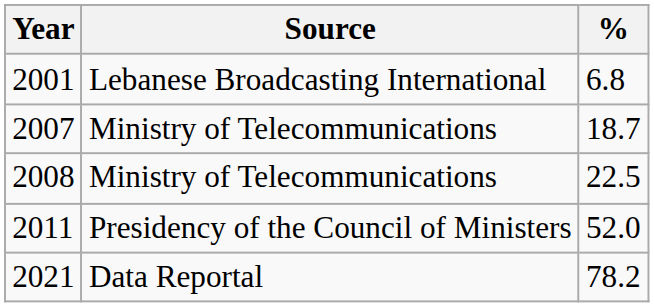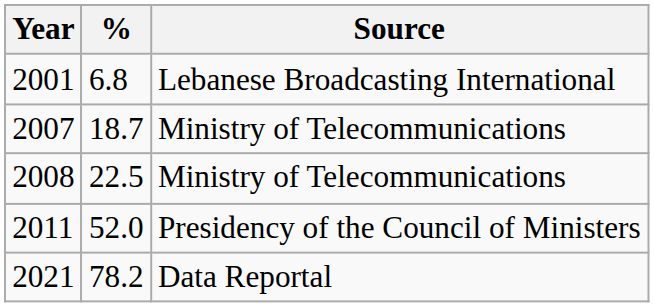columns swapped: (613, 29) <-> (330, 29)
